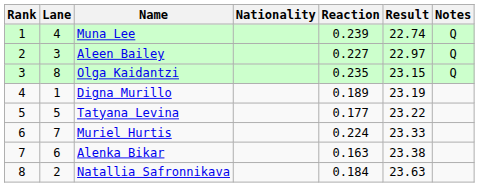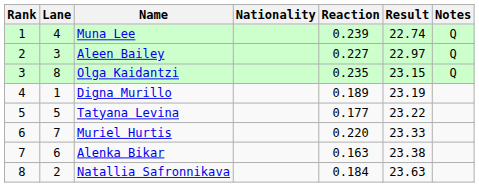(351, 133) 0.224 -> (351, 133) 0.220
